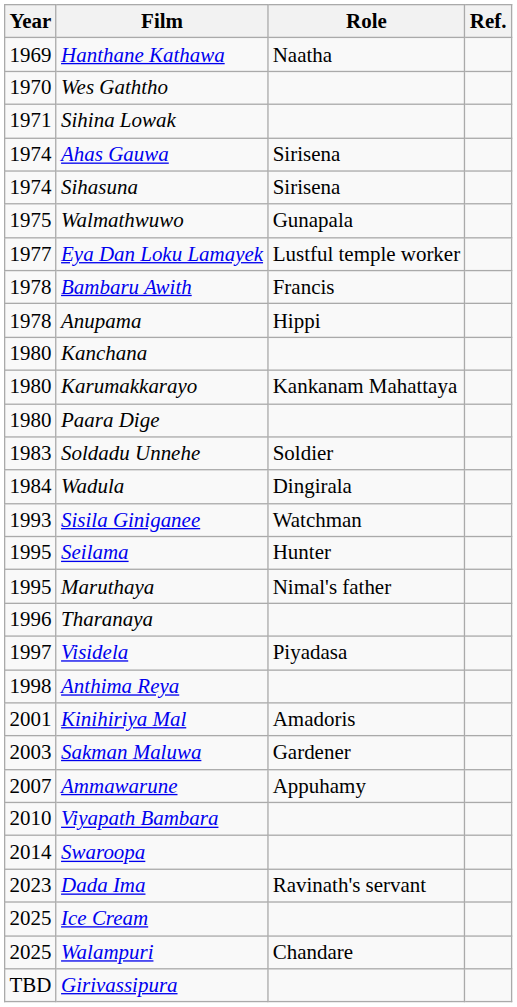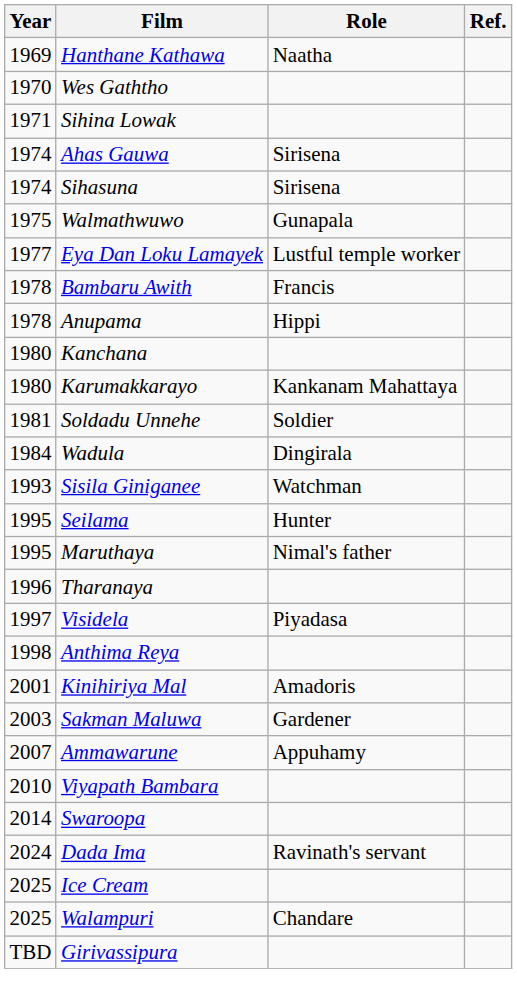- row: (110, 420)
(30, 453) 1983 -> (30, 420) 1981
(30, 885) 2023 -> (30, 852) 2024
